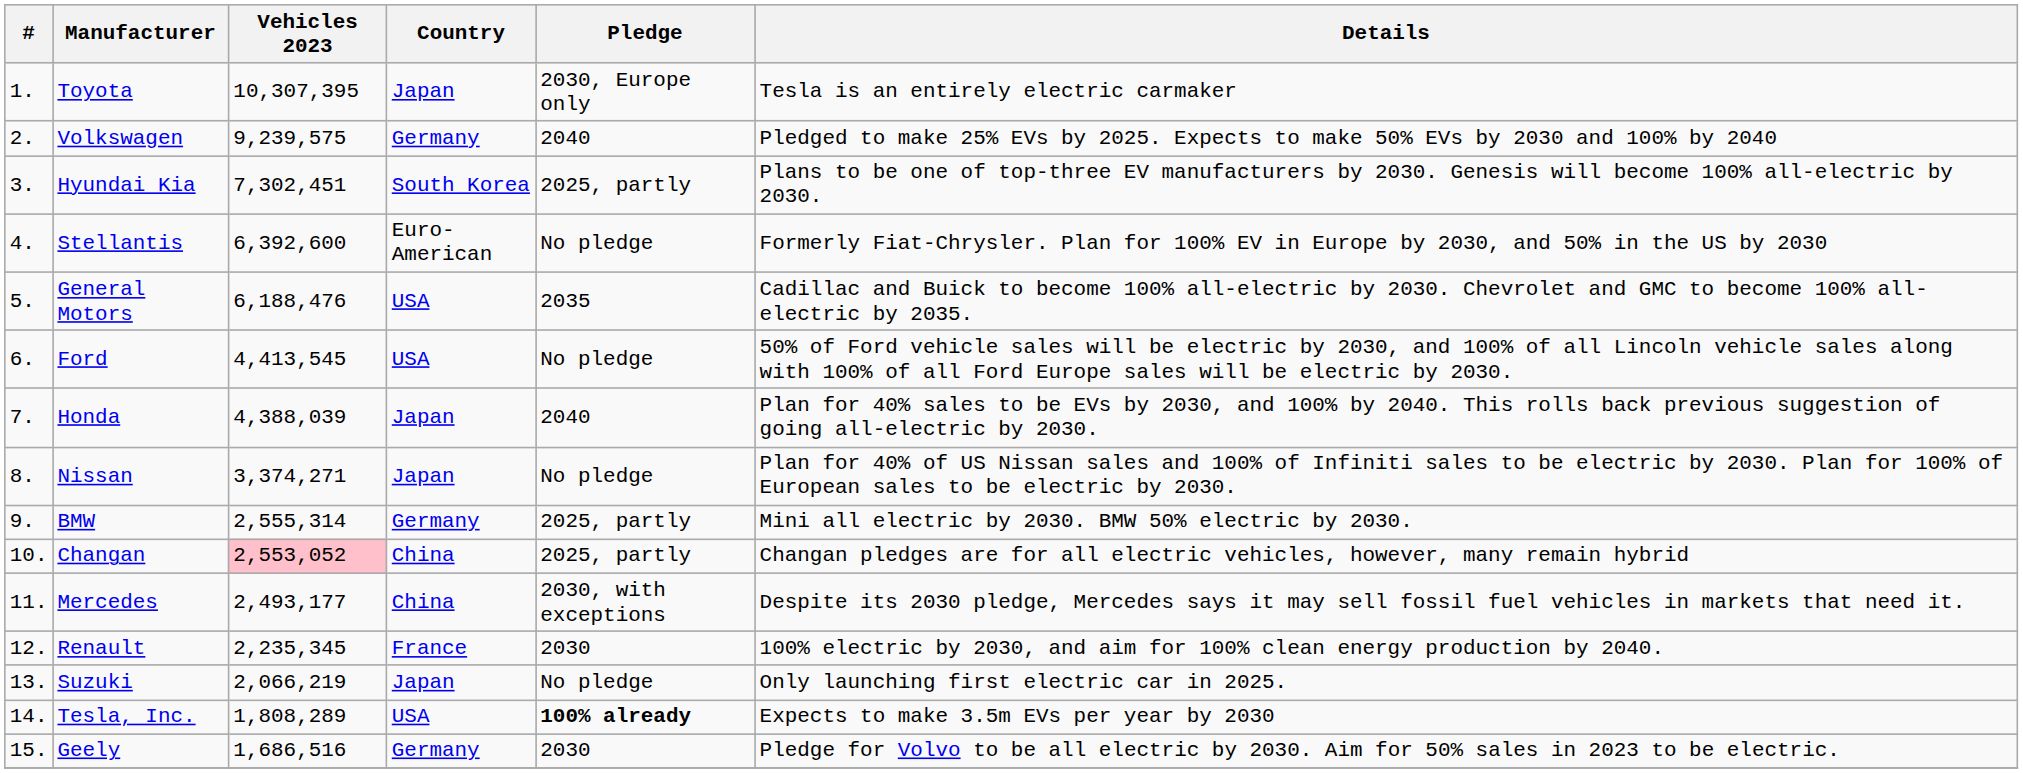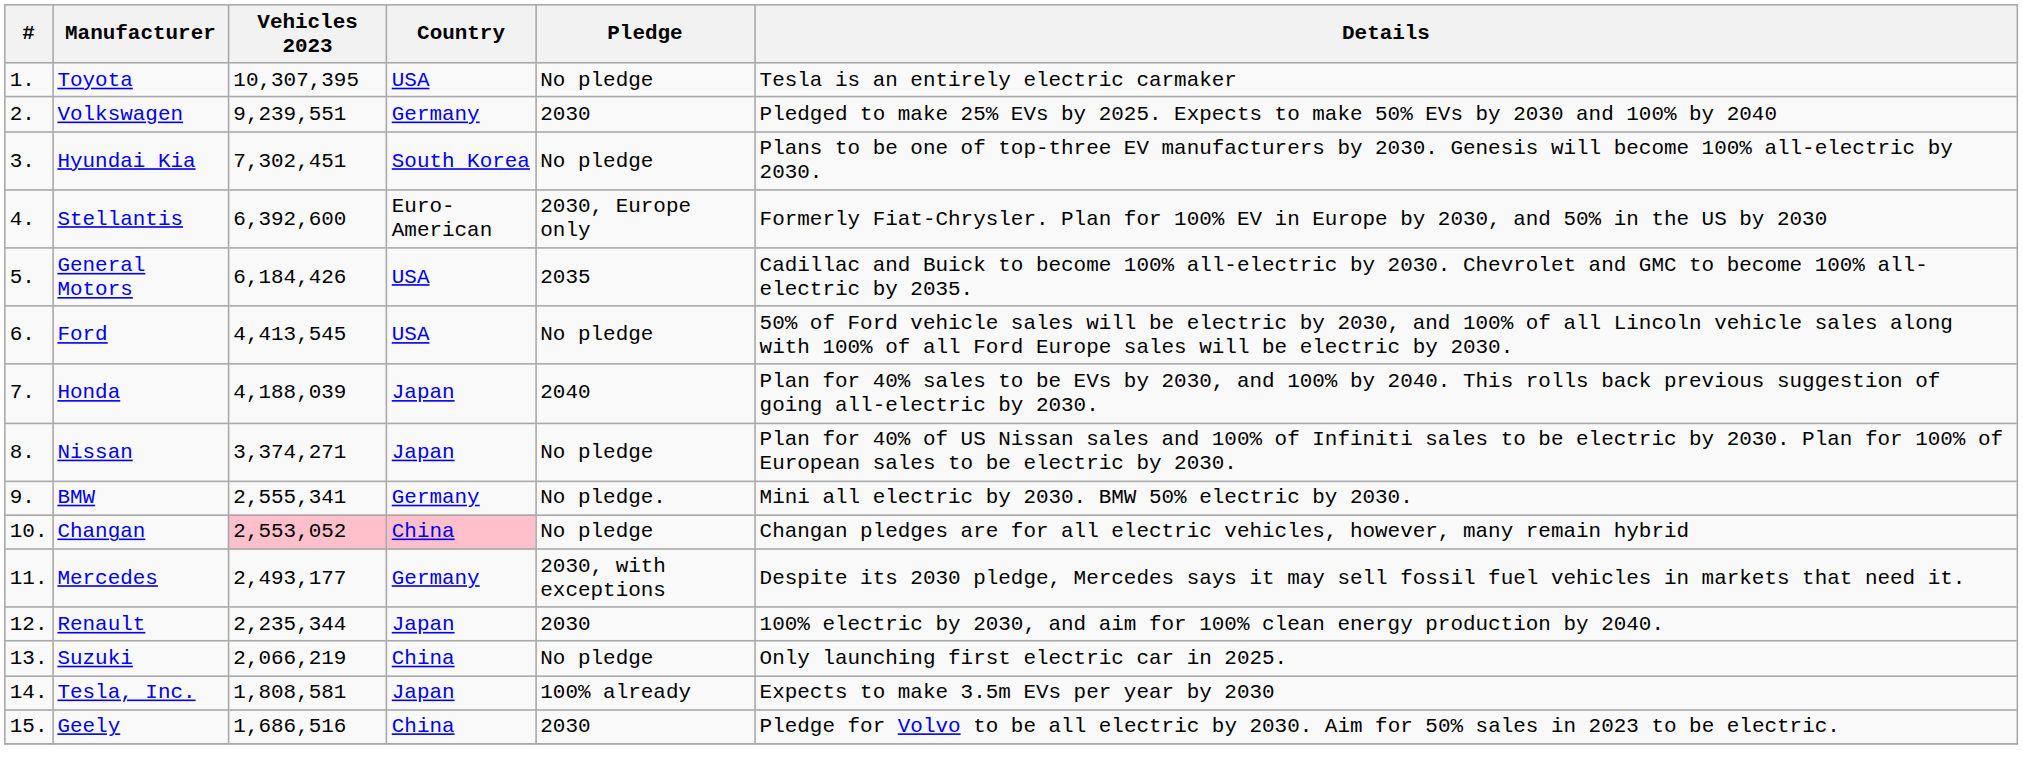(423, 92) Japan -> (411, 80) USA
(616, 92) 2030, Europe only -> (597, 80) No pledge
(290, 138) 9,239,575 -> (290, 114) 9,239,551
(565, 138) 2040 -> (565, 114) 2030
(616, 185) 2025, partly -> (597, 160) No pledge
(597, 243) No pledge -> (616, 219) 2030, Europe only
(290, 301) 6,188,476 -> (290, 277) 6,184,426
(290, 418) 4,388,039 -> (290, 393) 4,188,039
(290, 522) 2,555,314 -> (290, 498) 2,555,341
(616, 522) 2025, partly -> (603, 498) No pledge.
(423, 556) no background -> (423, 532) pink background
(616, 556) 2025, partly -> (597, 532) No pledge
(423, 602) China -> (436, 578) Germany
(290, 649) 2,235,345 -> (290, 624) 2,235,344
(429, 649) France -> (423, 624) Japan
(423, 683) Japan -> (423, 659) China
(290, 717) 1,808,289 -> (290, 693) 1,808,581
(411, 717) USA -> (423, 693) Japan
(616, 717) bold -> (616, 693) normal
(436, 751) Germany -> (423, 727) China
